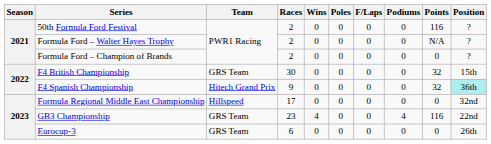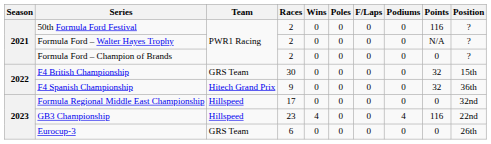(469, 87) paleturquoise background -> (469, 87) no background
(229, 117) GRS Team -> (226, 117) Hillspeed
